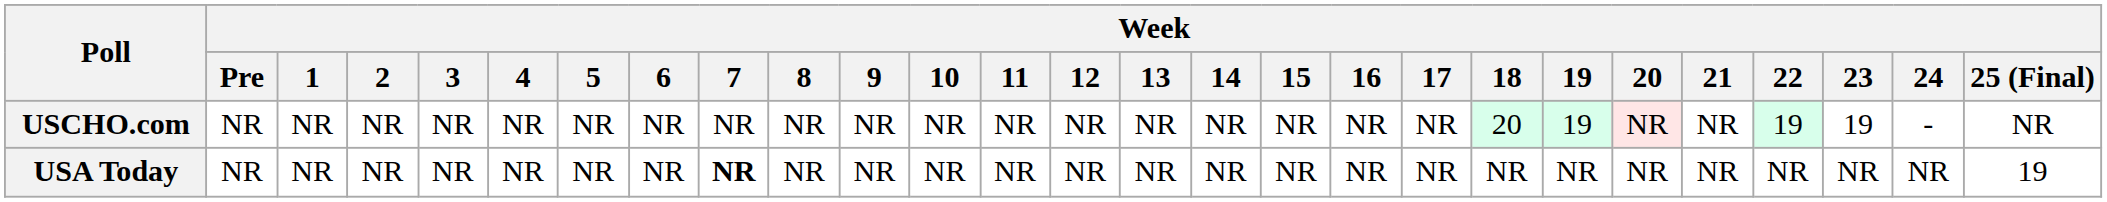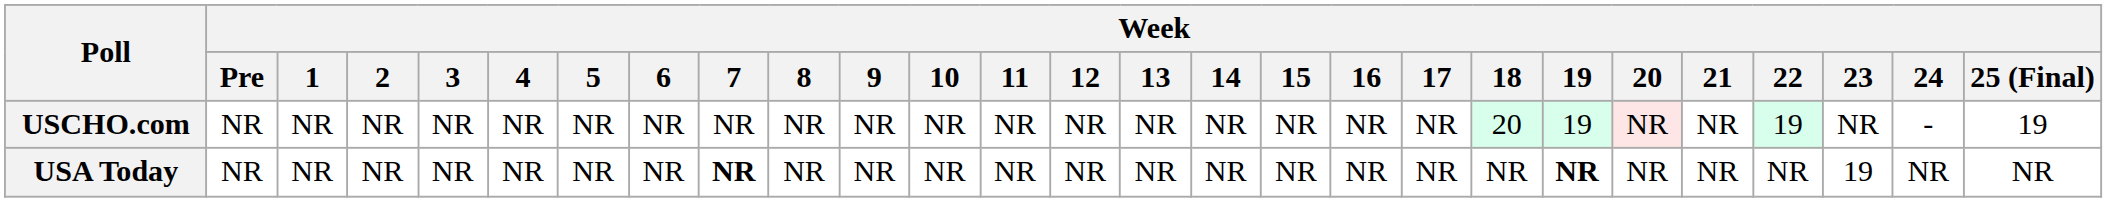(1858, 123) 19 -> (1858, 123) NR
(2033, 123) NR -> (2033, 123) 19
(1577, 171) normal -> (1577, 171) bold
(1858, 171) NR -> (1858, 171) 19
(2033, 171) 19 -> (2033, 171) NR
